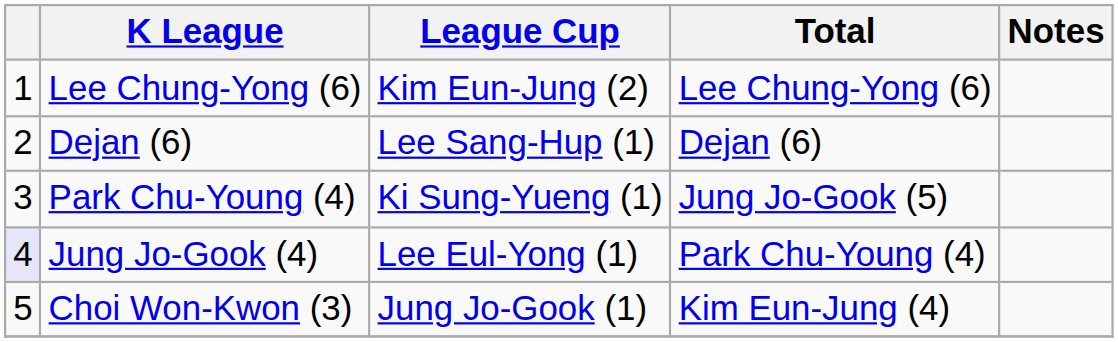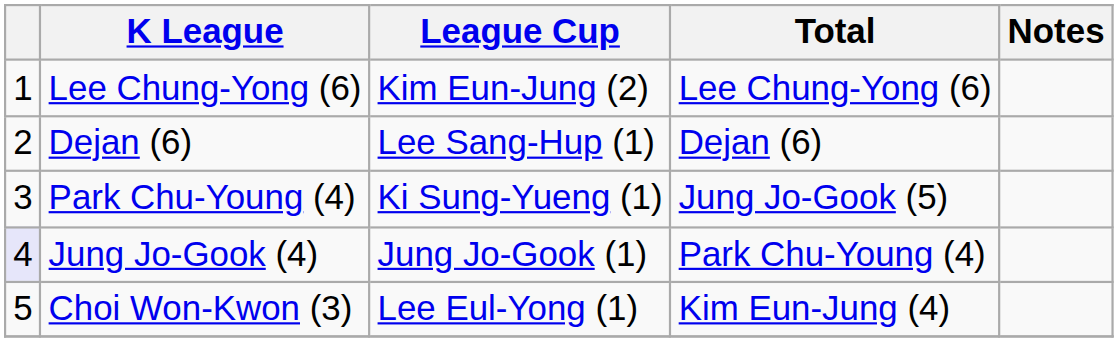(508, 253) Lee Eul-Yong (1) -> (512, 253) Jung Jo-Gook (1)
(512, 308) Jung Jo-Gook (1) -> (508, 308) Lee Eul-Yong (1)
